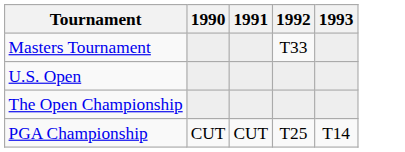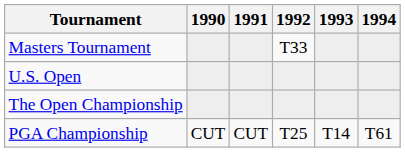+ column: (379, 18)
